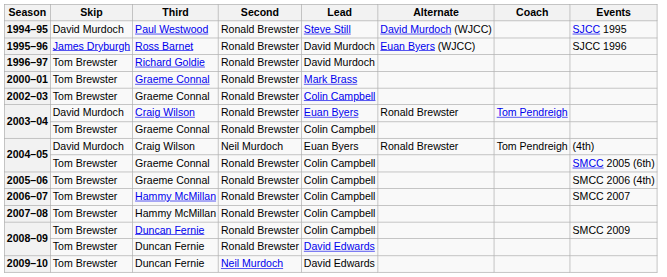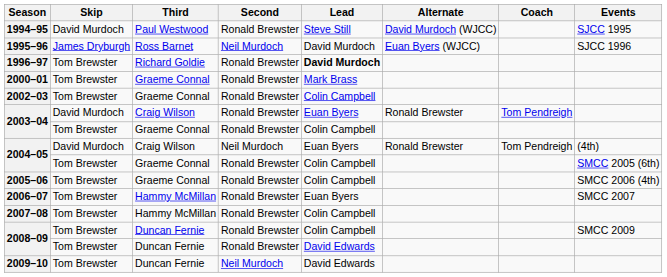(260, 46) Ronald Brewster -> (252, 46) Neil Murdoch
(339, 63) normal -> (342, 63) bold
(340, 197) Colin Campbell -> (331, 197) Euan Byers
